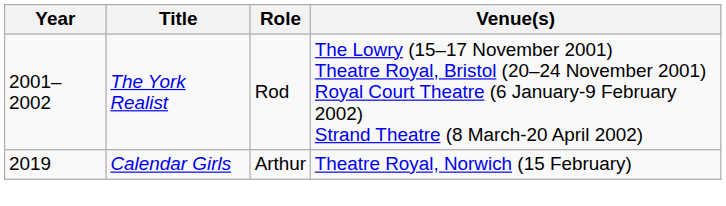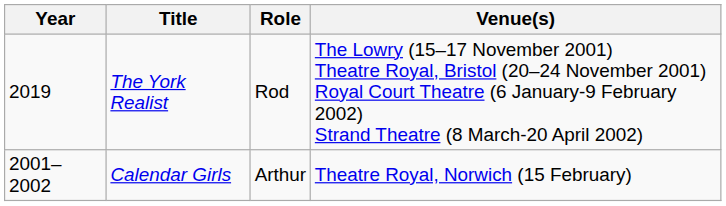(35, 91) 2001–2002 -> (30, 91) 2019
(30, 164) 2019 -> (35, 174) 2001–2002
